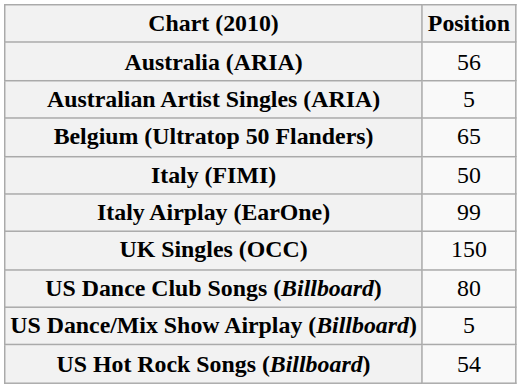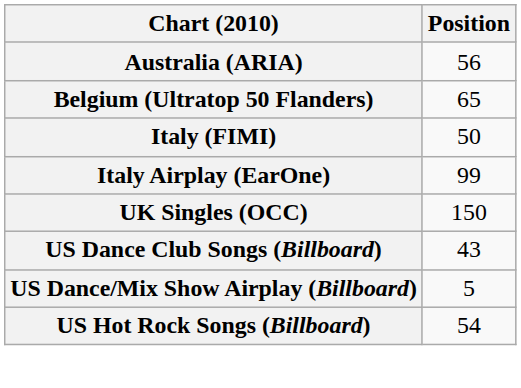- row: (214, 99)
(469, 288) 80 -> (469, 250) 43
